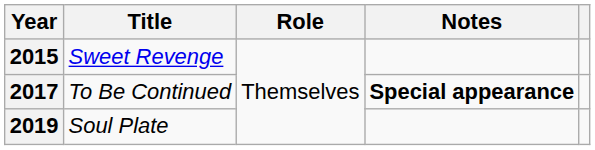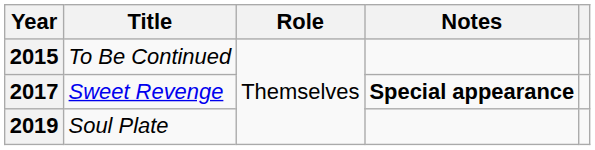(146, 56) Sweet Revenge -> (150, 56) To Be Continued
(150, 91) To Be Continued -> (146, 91) Sweet Revenge
